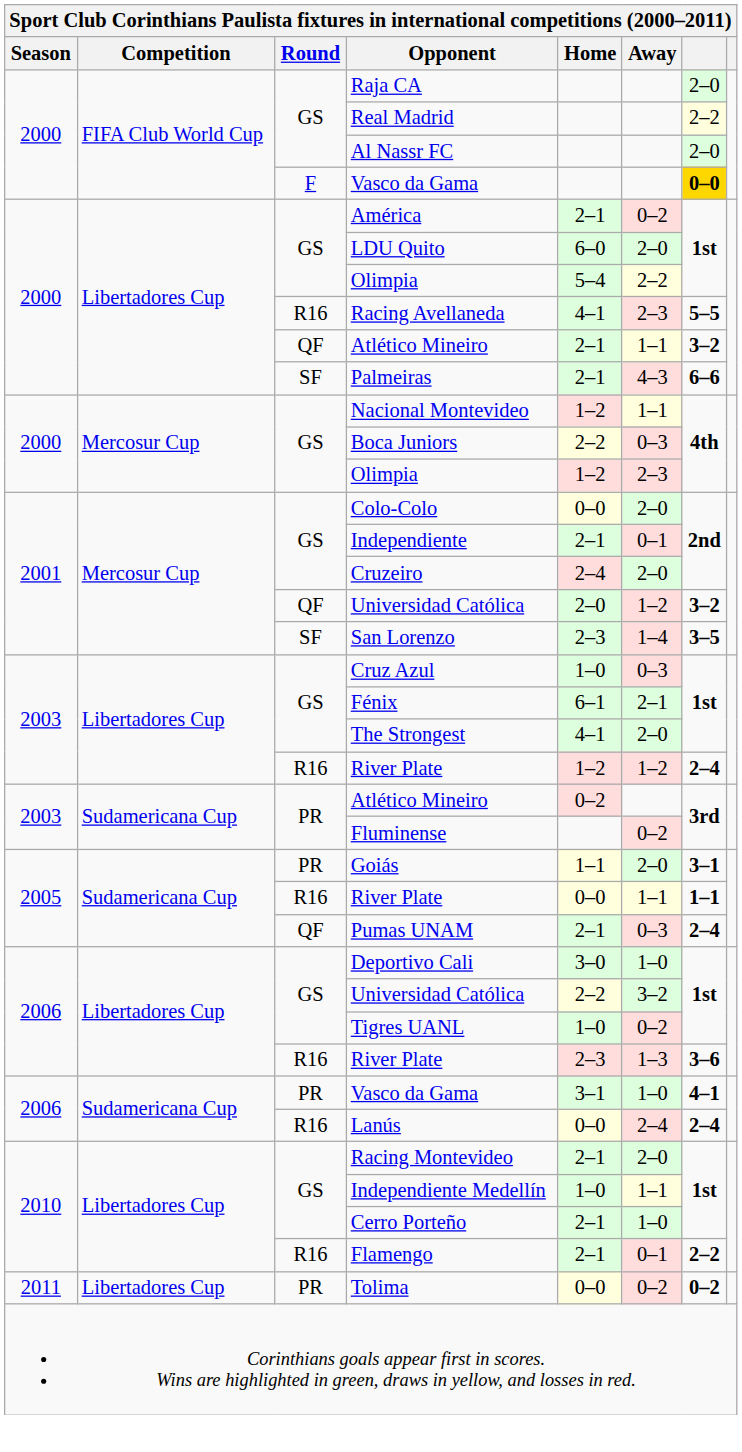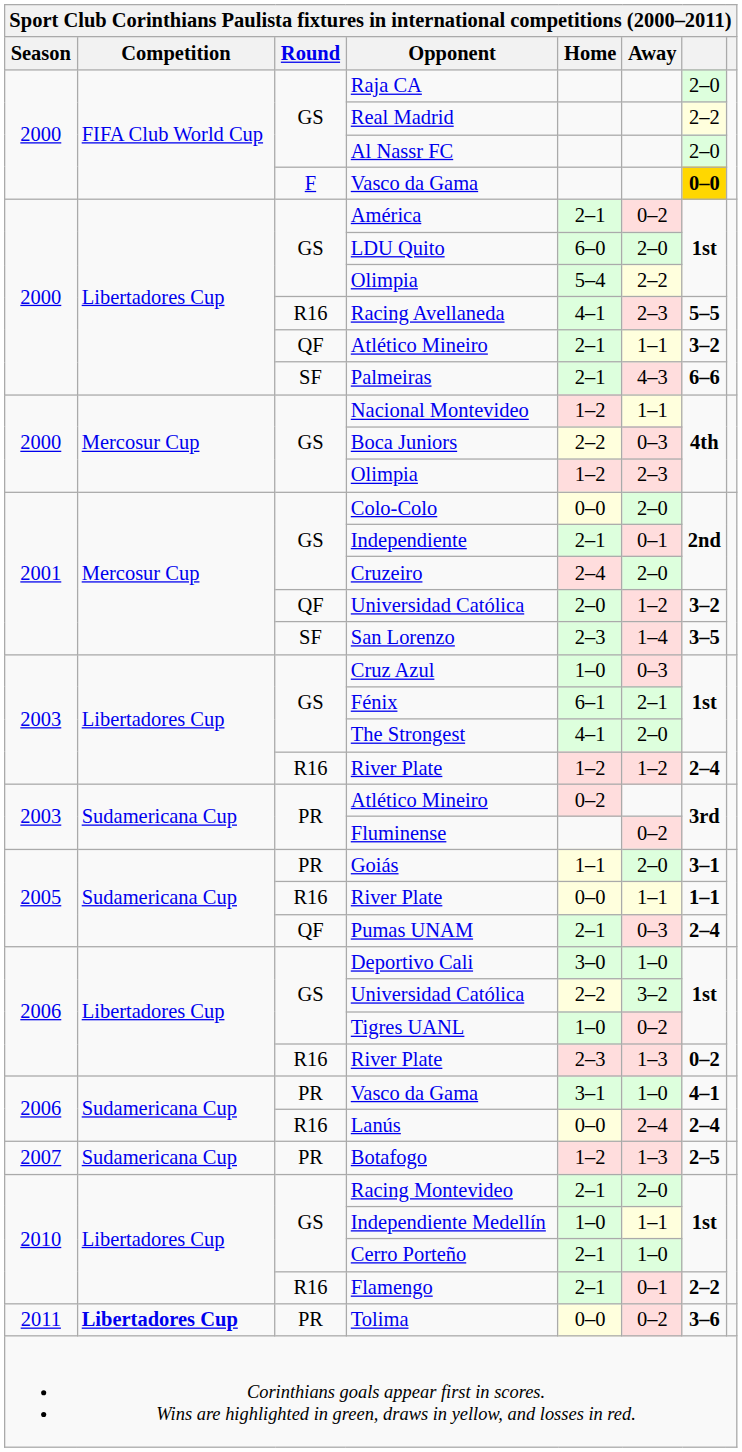(704, 1060) 3–6 -> (704, 1060) 0–2
+ row: (41, 1157)
(153, 1287) normal -> (160, 1319) bold
(704, 1287) 0–2 -> (704, 1319) 3–6
